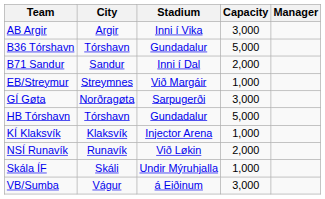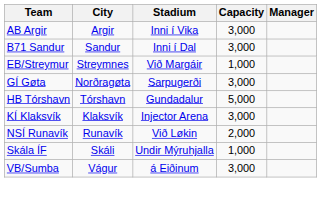- row: (41, 47)
(246, 64) 2,000 -> (241, 47) 3,000
(246, 133) 1,000 -> (241, 116) 3,000
